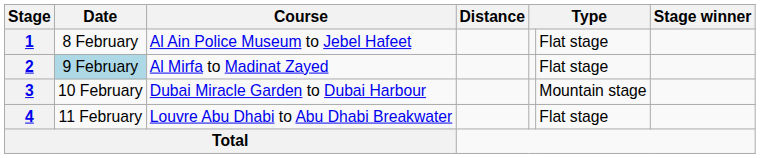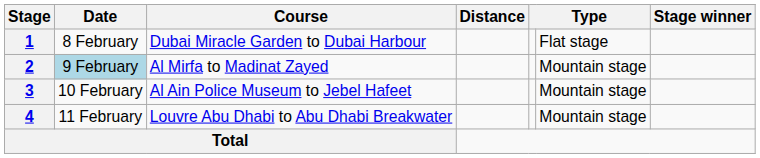(281, 41) Al Ain Police Museum to Jebel Hafeet -> (288, 41) Dubai Miracle Garden to Dubai Harbour
(574, 66) Flat stage -> (593, 66) Mountain stage
(288, 91) Dubai Miracle Garden to Dubai Harbour -> (281, 91) Al Ain Police Museum to Jebel Hafeet
(574, 116) Flat stage -> (593, 116) Mountain stage
